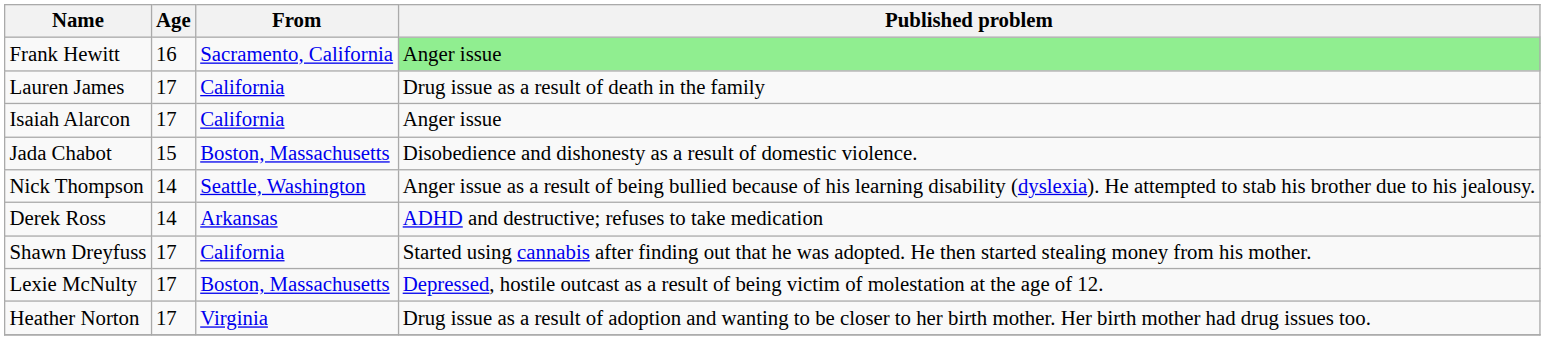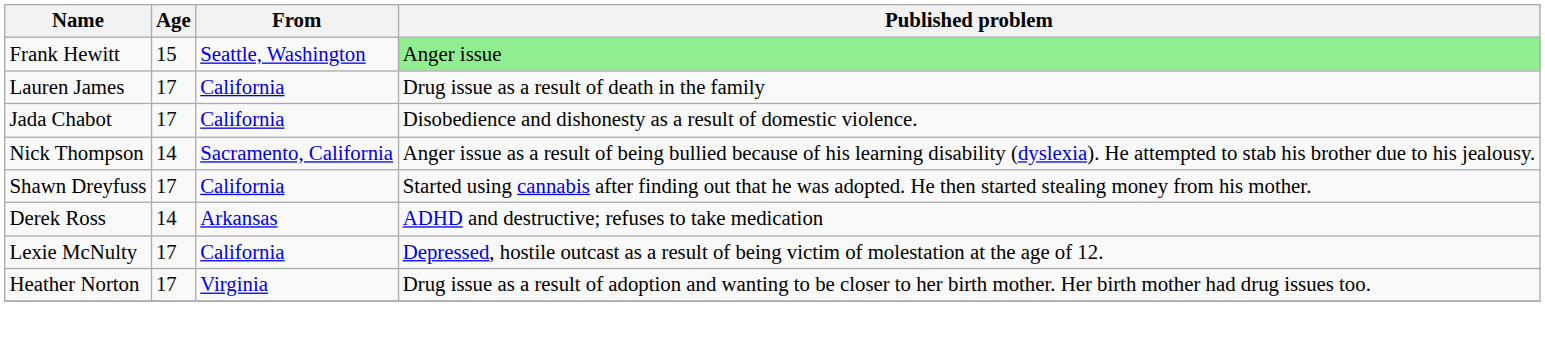(166, 53) 16 -> (166, 53) 15
(297, 53) Sacramento, California -> (283, 53) Seattle, Washington
- row: (70, 119)
(166, 152) 15 -> (166, 119) 17
(295, 152) Boston, Massachusetts -> (242, 119) California
(283, 185) Seattle, Washington -> (297, 152) Sacramento, California
rows swapped: (78, 251) <-> (58, 218)
(295, 284) Boston, Massachusetts -> (242, 251) California
